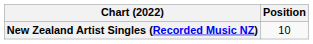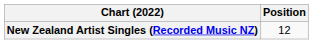(284, 30) 10 -> (284, 30) 12
